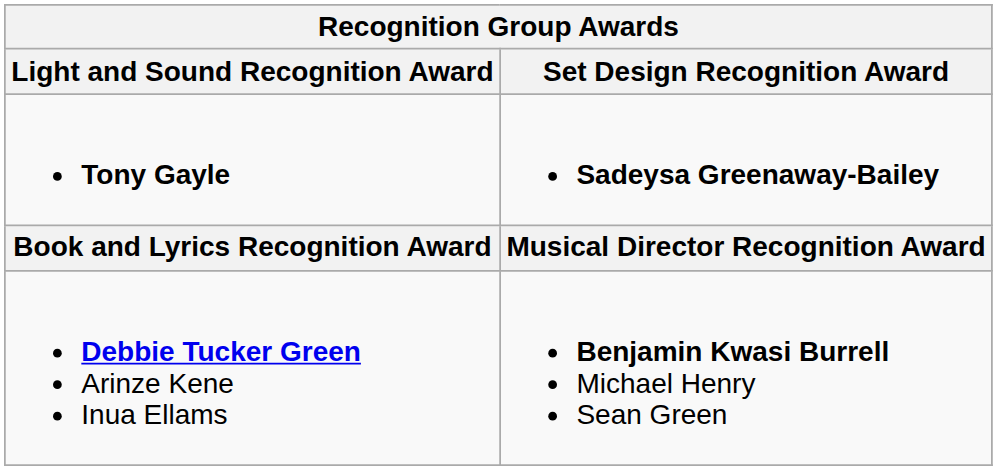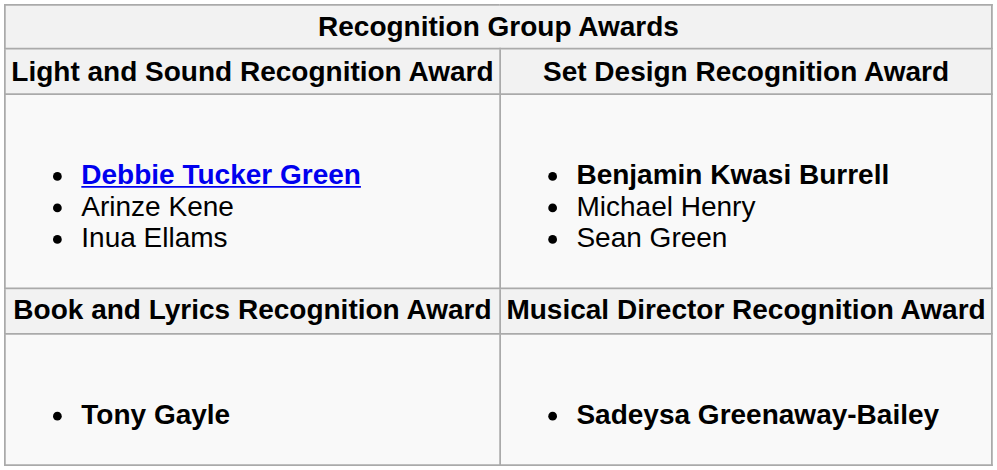rows swapped: (252, 175) <-> (252, 383)
